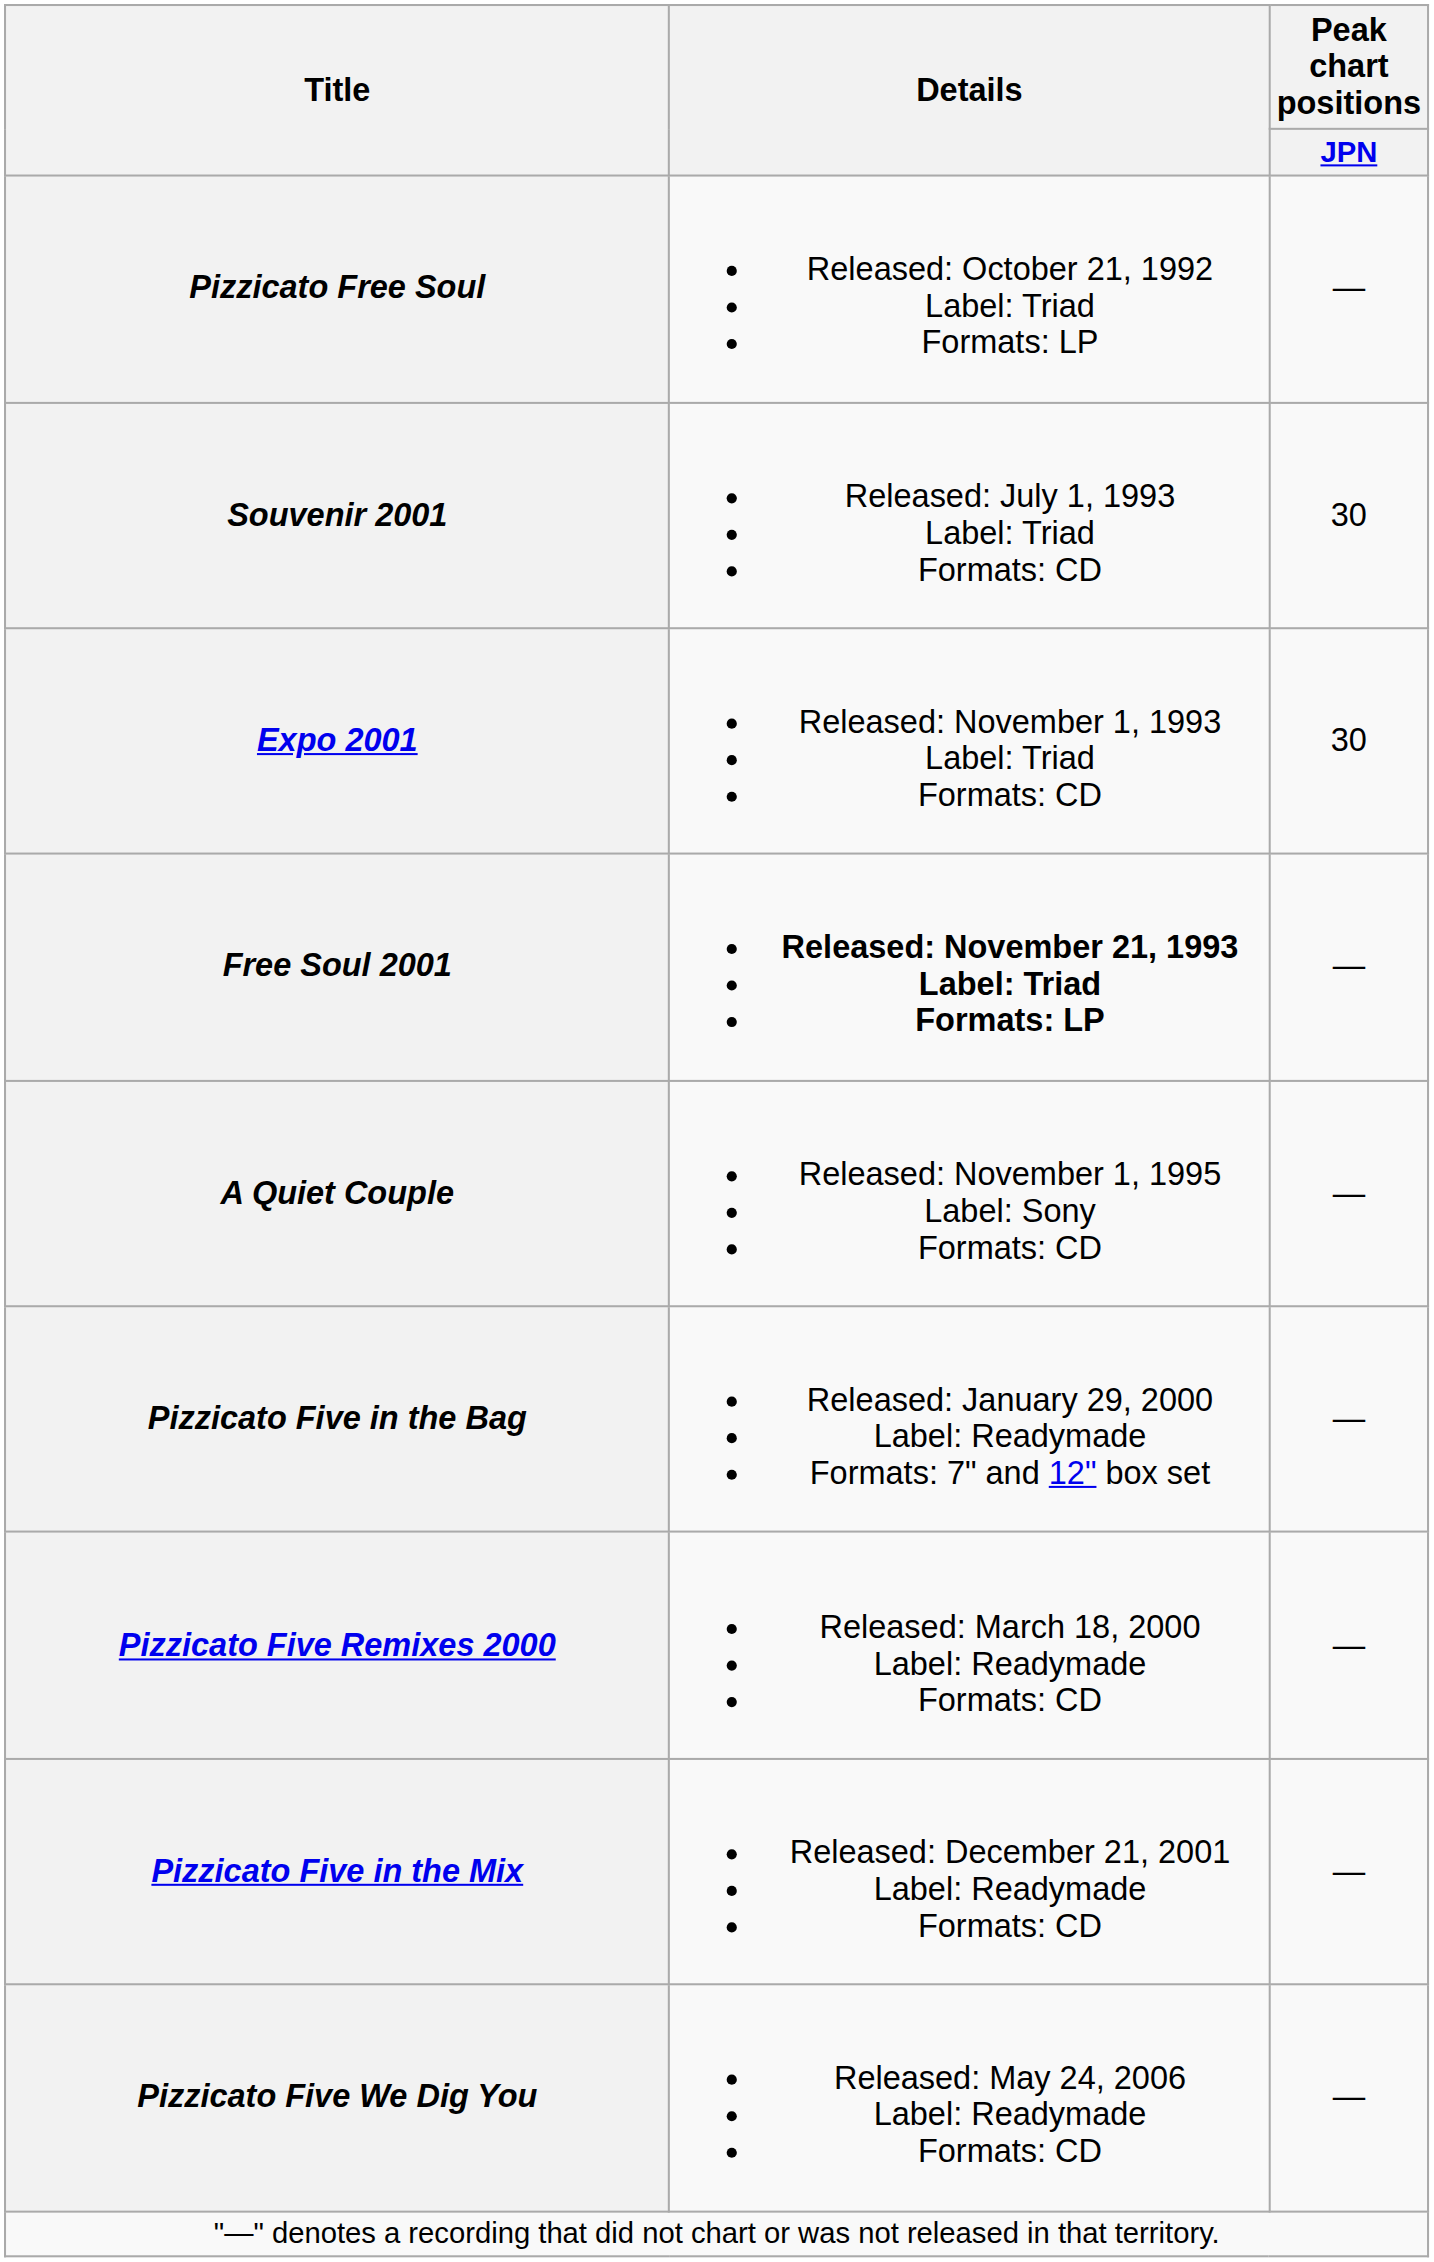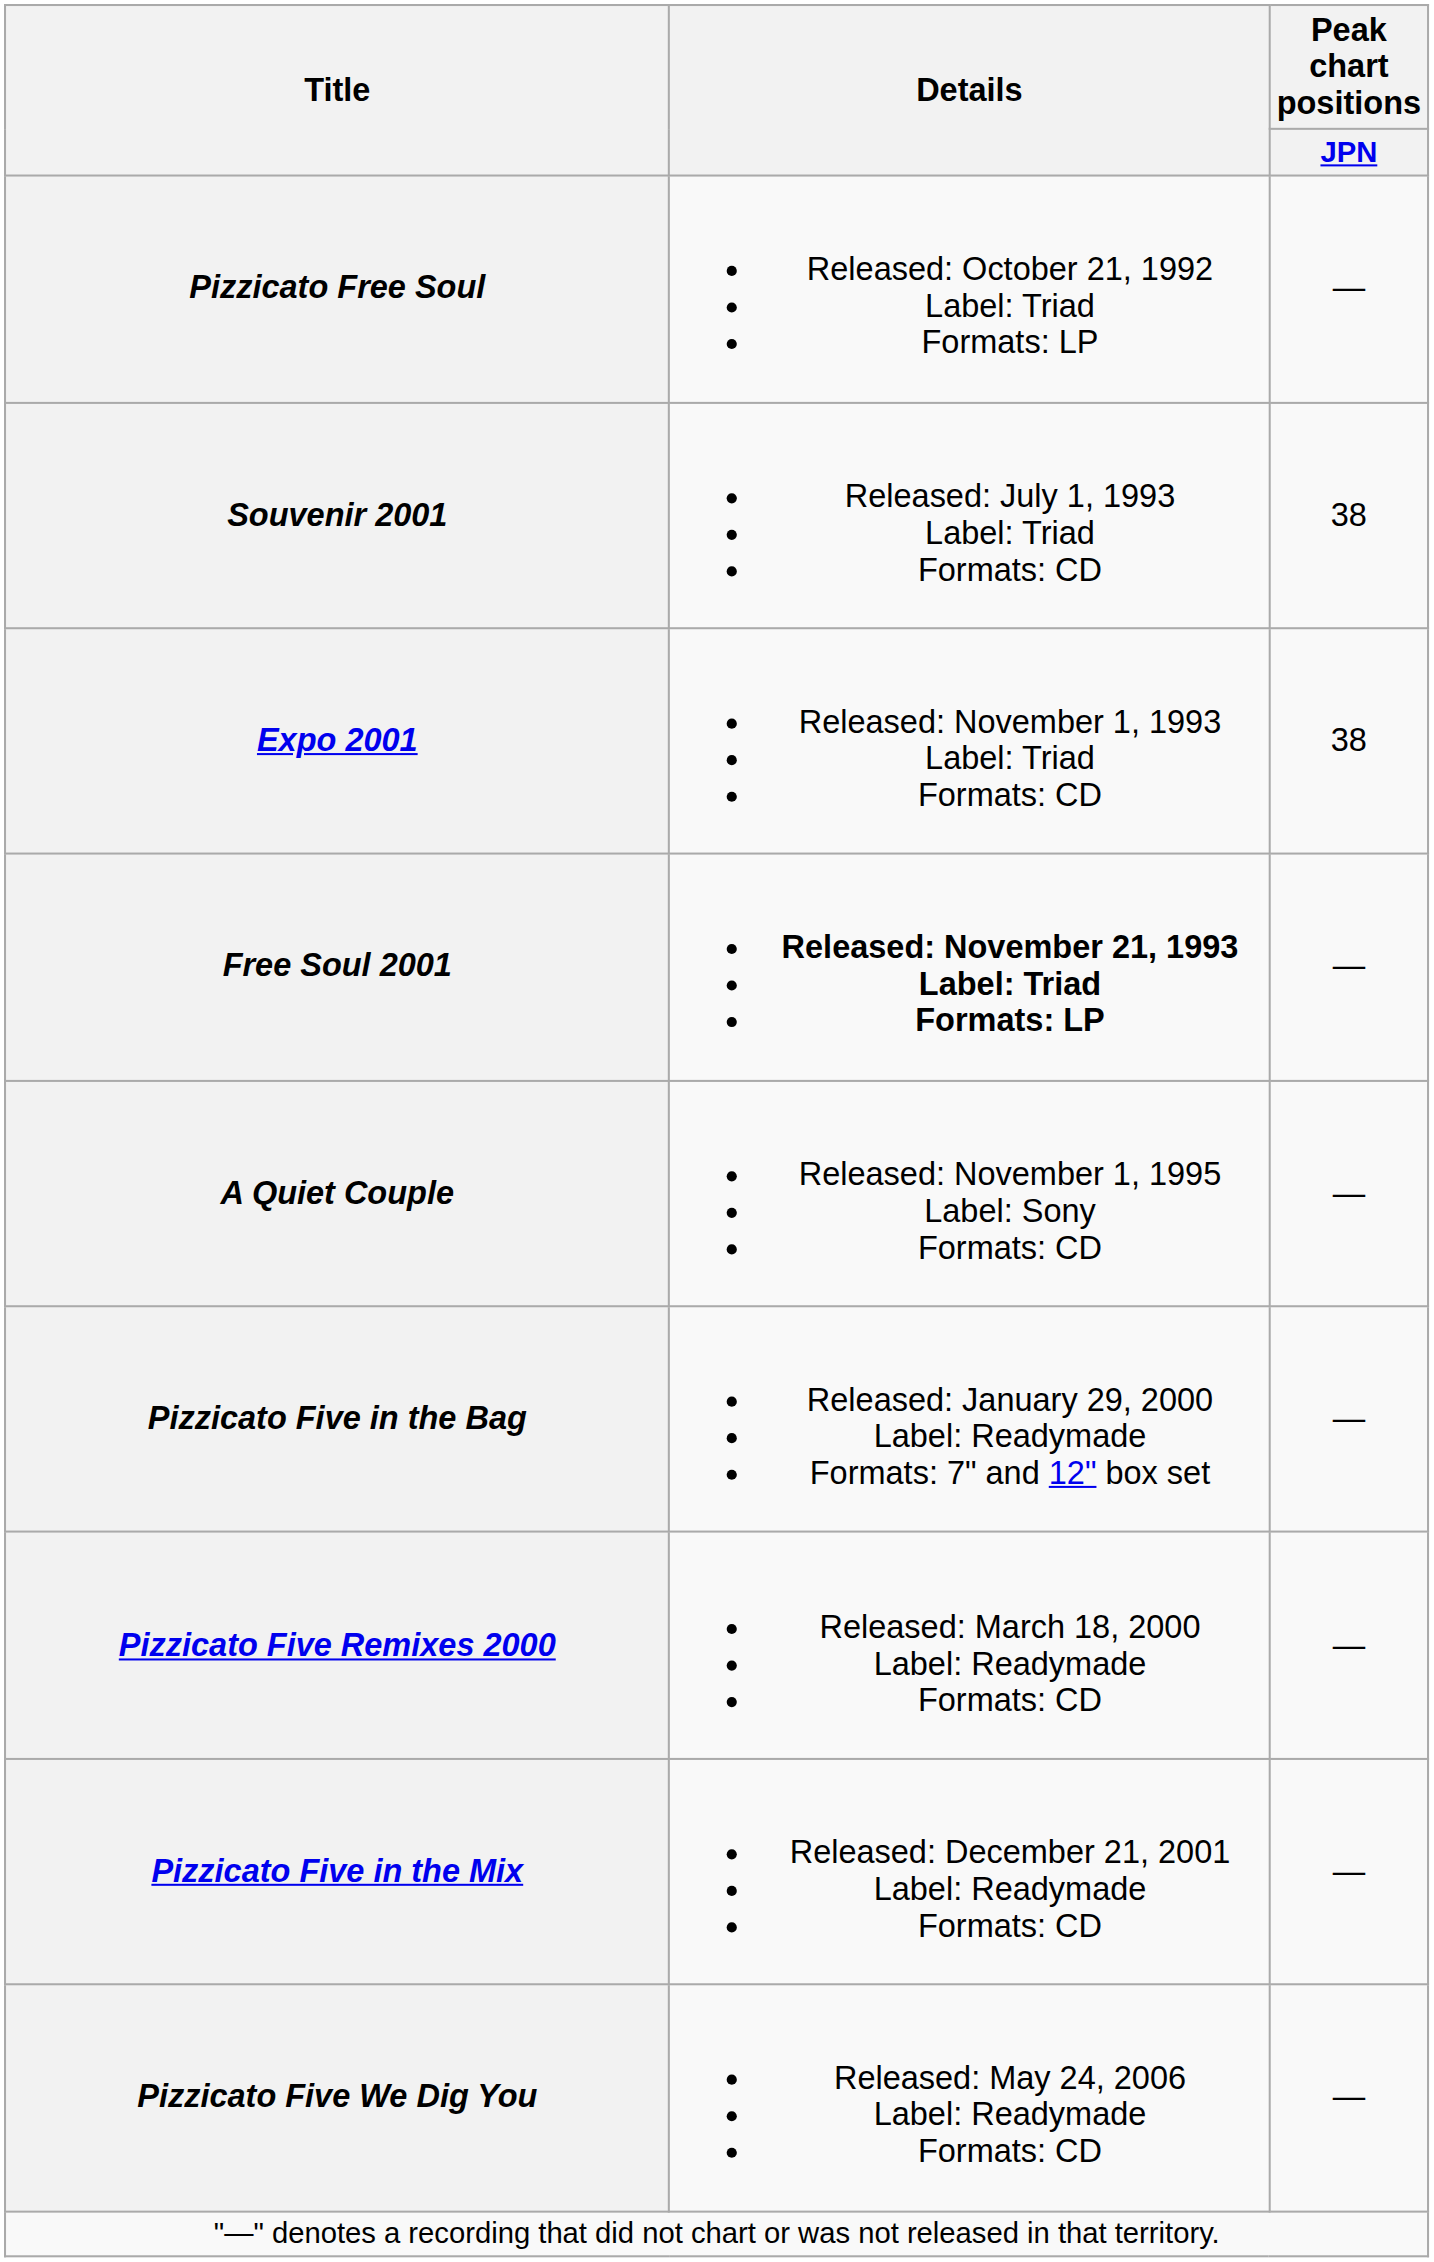(1349, 514) 30 -> (1349, 514) 38
(1349, 740) 30 -> (1349, 740) 38
